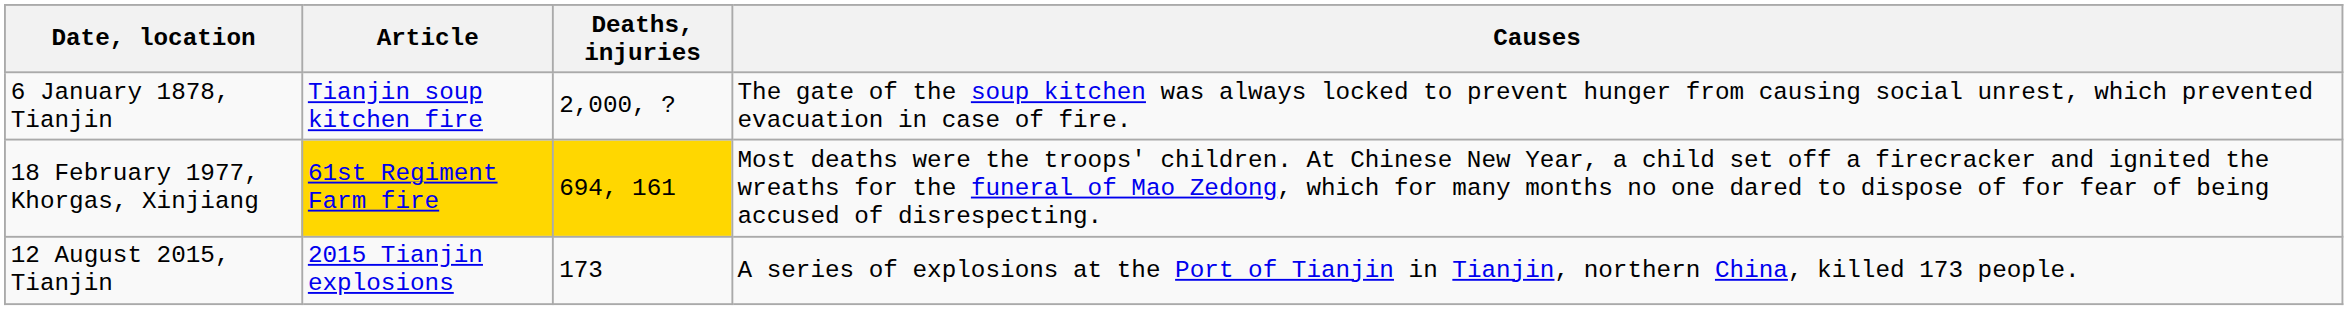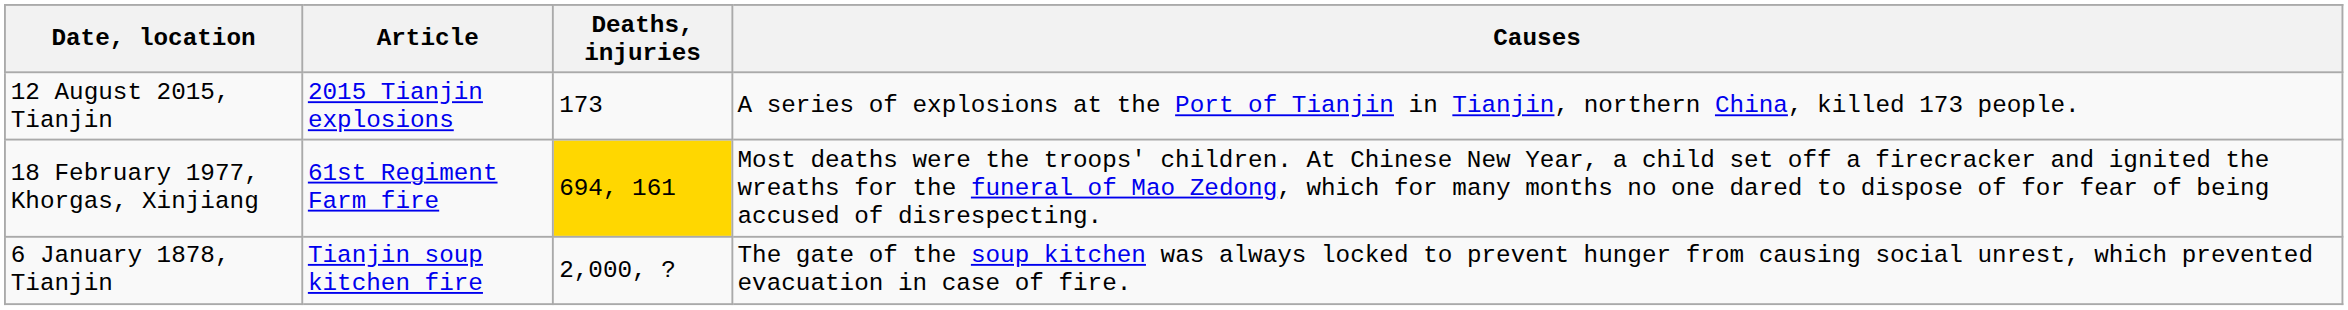rows swapped: (120, 106) <-> (120, 270)
(403, 188) gold background -> (403, 188) no background
